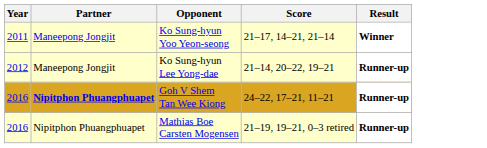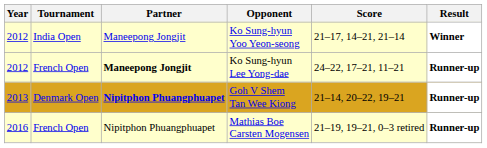+ column: (66, 13)
(18, 37) 2011 -> (18, 37) 2012
(74, 67) normal -> (147, 67) bold
(289, 67) 21–14, 20–22, 19–21 -> (359, 67) 24–22, 17–21, 11–21
(18, 97) 2016 -> (18, 97) 2013
(289, 97) 24–22, 17–21, 11–21 -> (359, 97) 21–14, 20–22, 19–21
